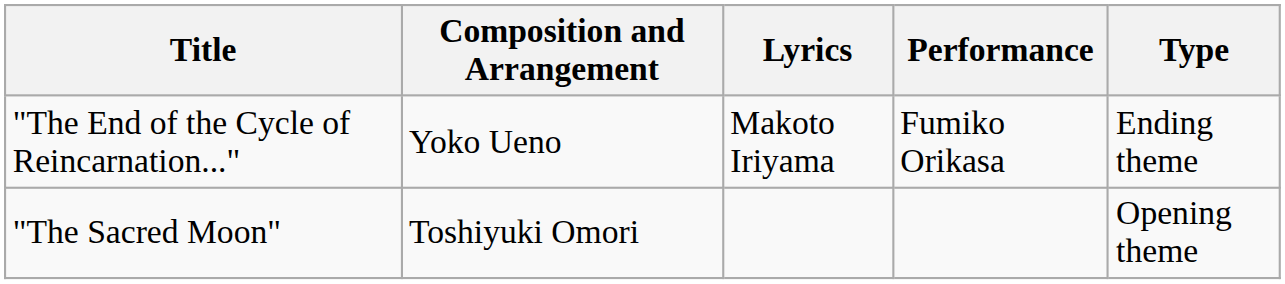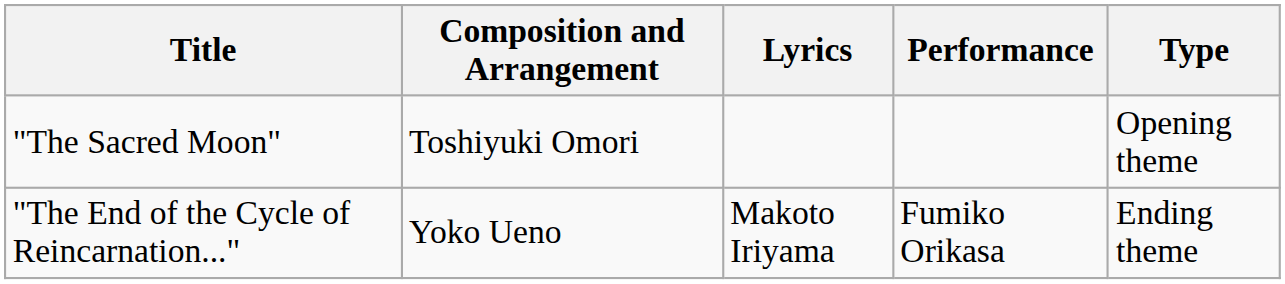rows swapped: (147, 232) <-> (182, 141)
